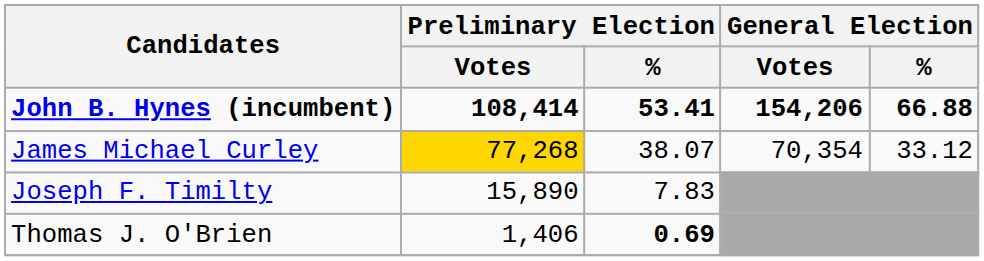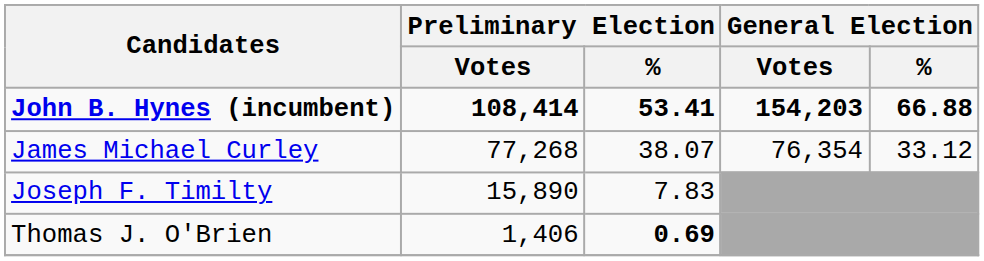(809, 109) 154,206 -> (809, 109) 154,203
(532, 151) gold background -> (532, 151) no background
(817, 151) 70,354 -> (817, 151) 76,354
